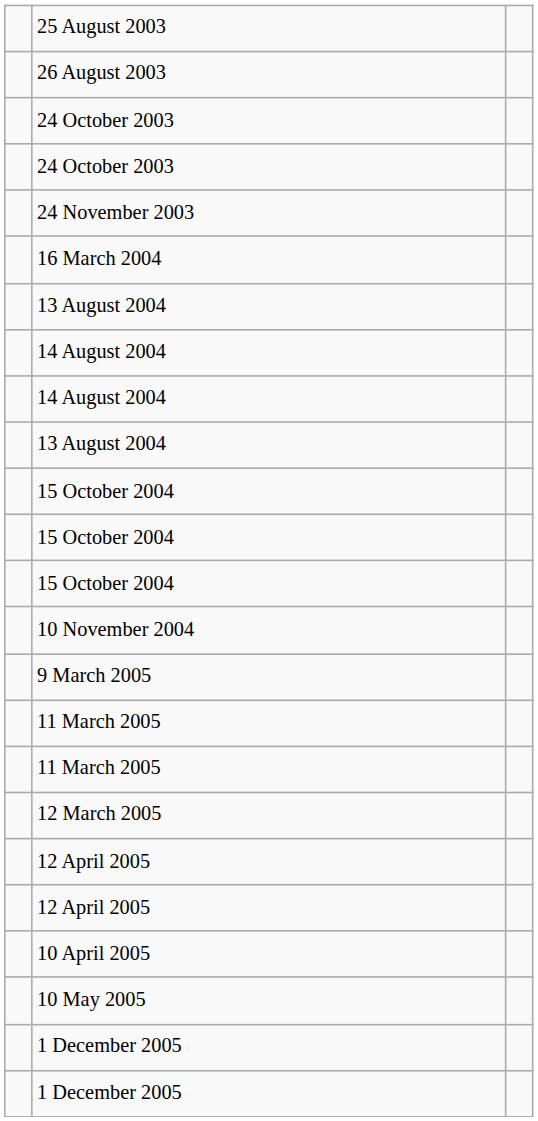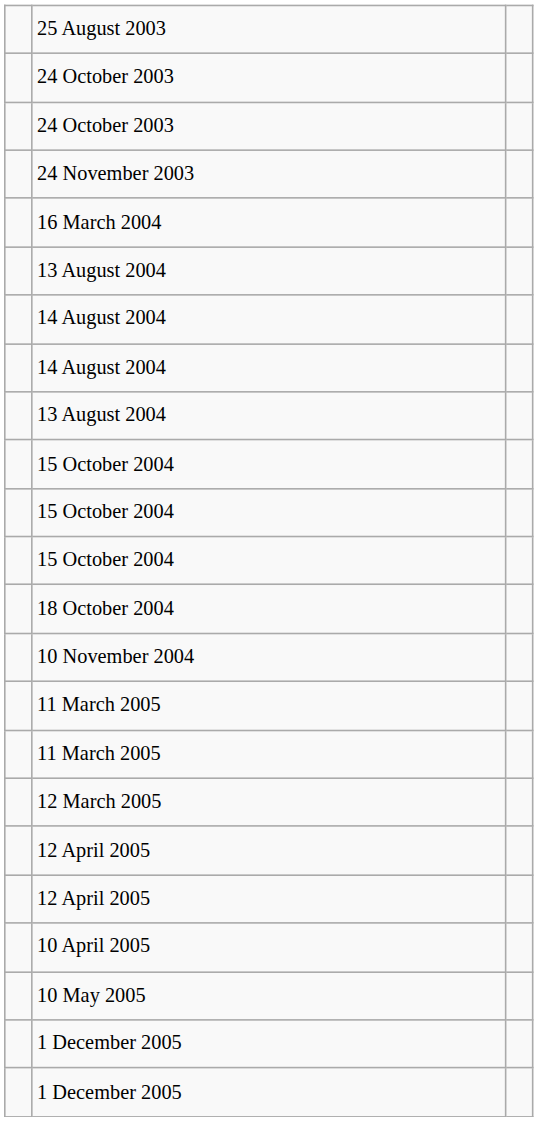- row: (19, 75)
+ row: (19, 609)
- row: (19, 677)
